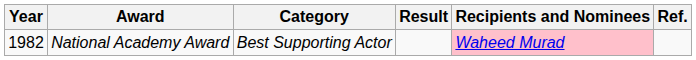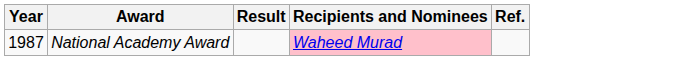- column: (314, 17)
(26, 42) 1982 -> (26, 42) 1987
